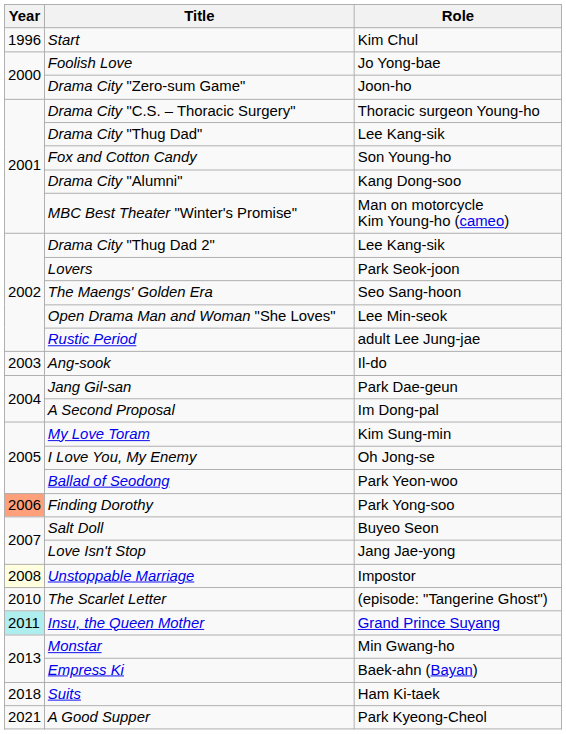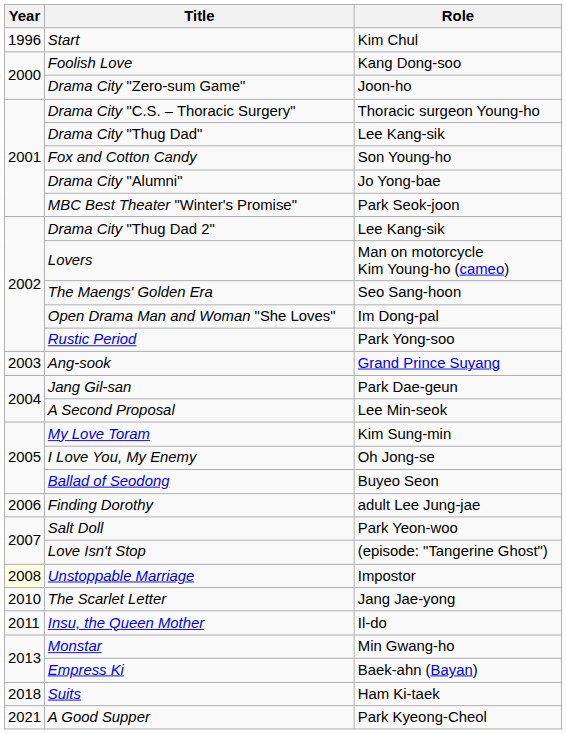(399, 63) Jo Yong-bae -> (409, 63) Kang Dong-soo
(409, 181) Kang Dong-soo -> (399, 181) Jo Yong-bae
(433, 213) Man on motorcycle Kim Young-ho (cameo) -> (409, 205) Park Seok-joon
(409, 269) Park Seok-joon -> (433, 260) Man on motorcycle Kim Young-ho (cameo)
(402, 316) Lee Min-seok -> (398, 316) Im Dong-pal
(419, 339) adult Lee Jung-jae -> (406, 339) Park Yong-soo
(372, 363) Il-do -> (429, 363) Grand Prince Suyang
(398, 410) Im Dong-pal -> (402, 410) Lee Min-seok
(408, 481) Park Yeon-woo -> (398, 481) Buyeo Seon
(24, 505) lightsalmon background -> (24, 505) no background
(406, 505) Park Yong-soo -> (419, 505) adult Lee Jung-jae
(398, 528) Buyeo Seon -> (408, 528) Park Yeon-woo
(407, 552) Jang Jae-yong -> (453, 552) (episode: "Tangerine Ghost")
(453, 599) (episode: "Tangerine Ghost") -> (407, 599) Jang Jae-yong
(24, 623) paleturquoise background -> (24, 623) no background
(429, 623) Grand Prince Suyang -> (372, 623) Il-do
